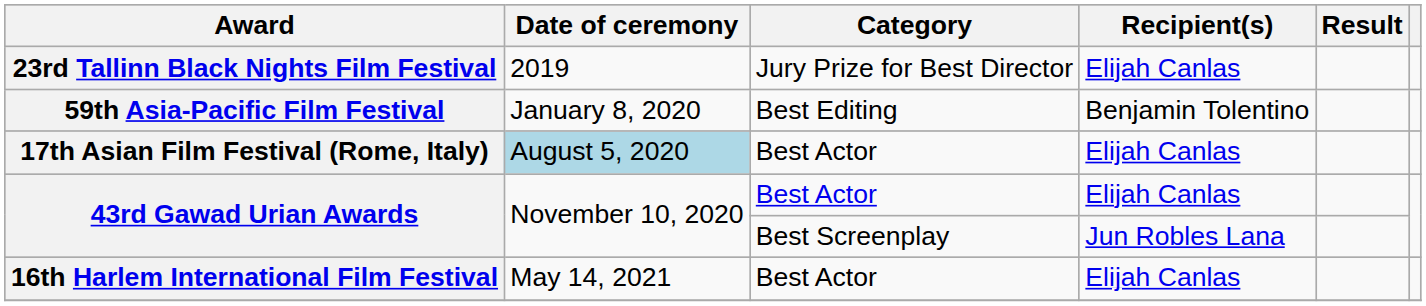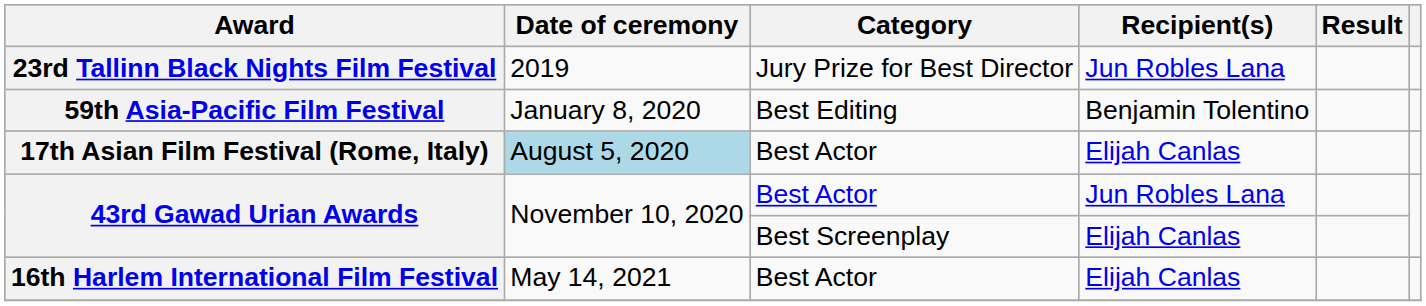(1163, 67) Elijah Canlas -> (1185, 67) Jun Robles Lana
(1163, 194) Elijah Canlas -> (1185, 194) Jun Robles Lana
(1185, 236) Jun Robles Lana -> (1163, 236) Elijah Canlas
